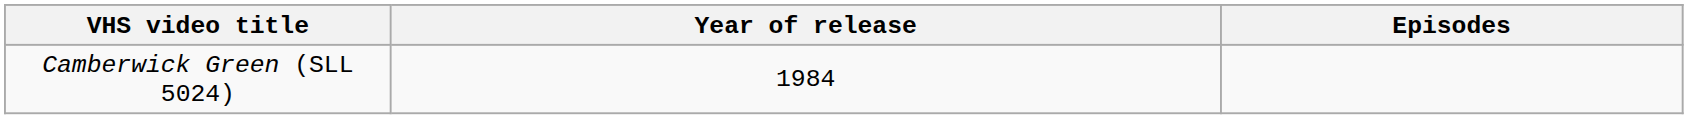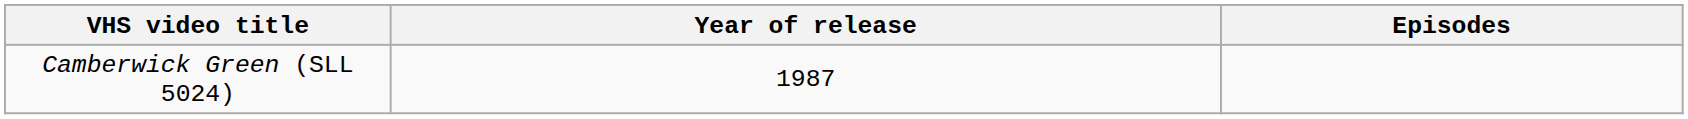(806, 80) 1984 -> (806, 80) 1987
